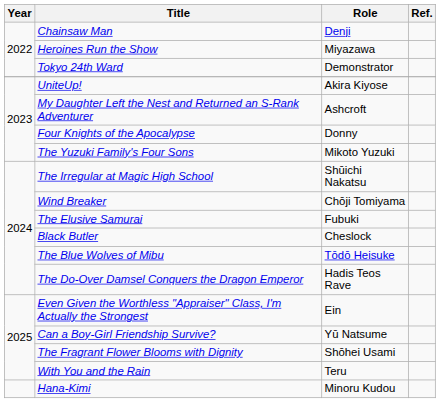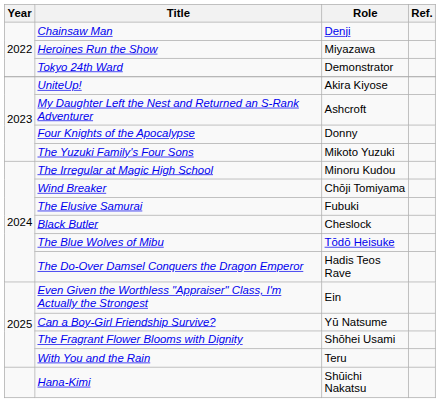(345, 176) Shūichi Nakatsu -> (360, 170) Minoru Kudou
(360, 388) Minoru Kudou -> (345, 382) Shūichi Nakatsu
